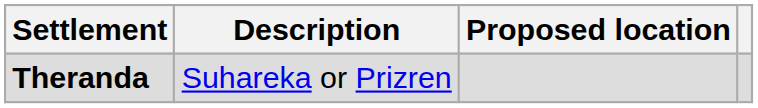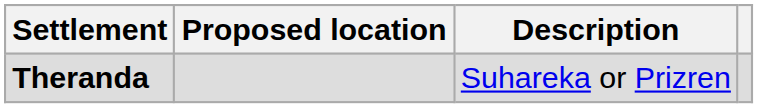columns swapped: (317, 29) <-> (598, 29)
